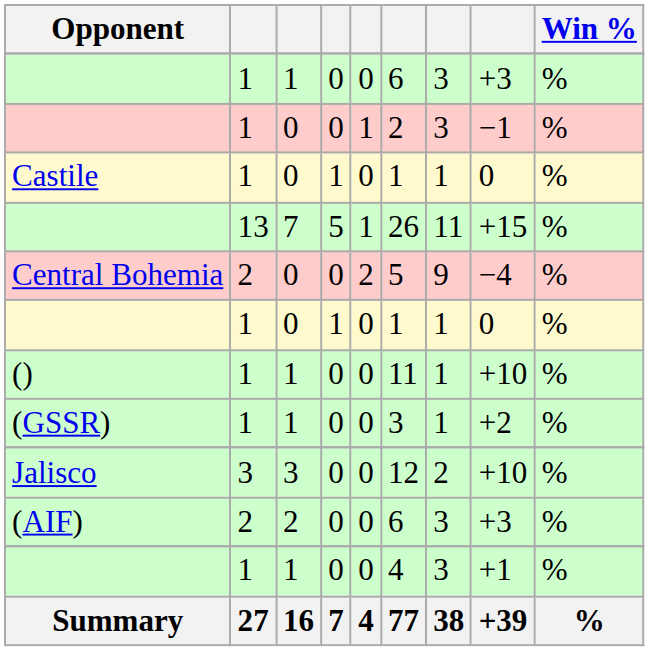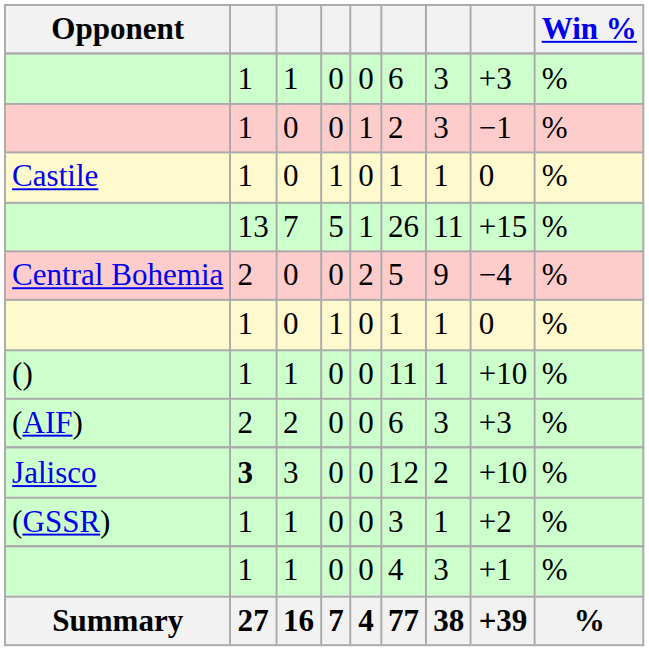rows swapped: (61, 422) <-> (47, 521)
(245, 472) normal -> (245, 472) bold
